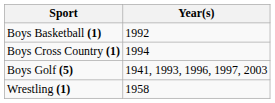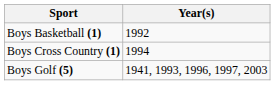- row: (39, 88)
